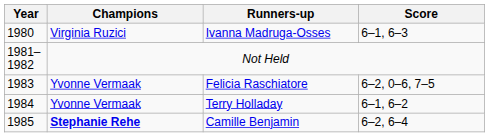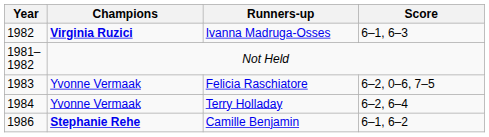(20, 33) 1980 -> (20, 33) 1982
(88, 33) normal -> (91, 33) bold
(385, 103) 6–1, 6–2 -> (385, 103) 6–2, 6–4
(20, 122) 1985 -> (20, 122) 1986
(385, 122) 6–2, 6–4 -> (385, 122) 6–1, 6–2
